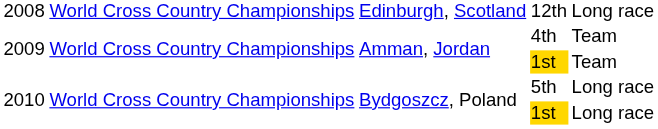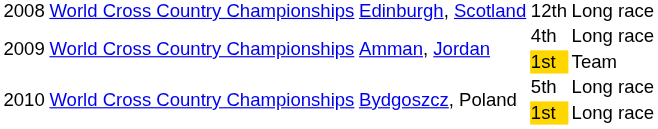(594, 36) Team -> (613, 36) Long race
